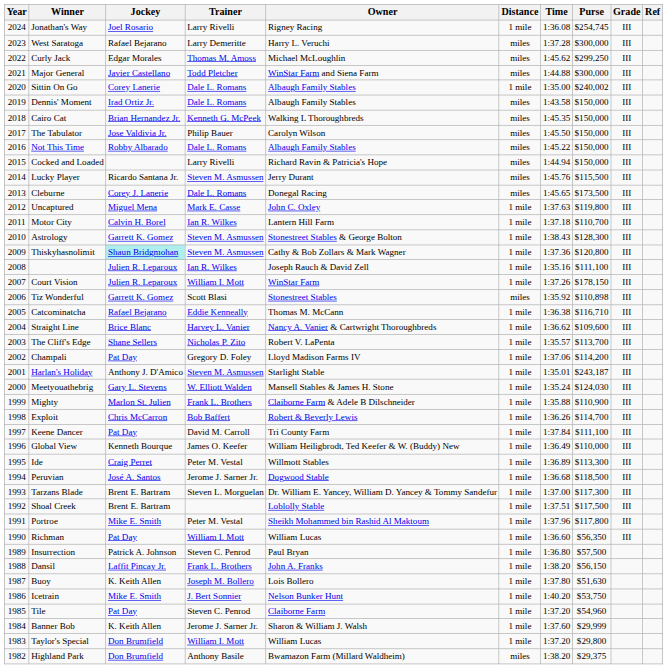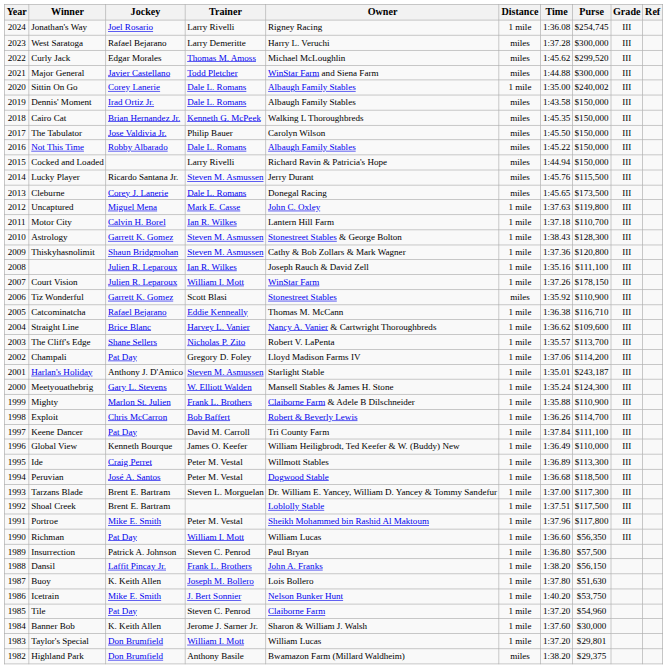(592, 57) $299,250 -> (592, 57) $299,520
(143, 252) paleturquoise background -> (143, 252) no background
(592, 297) $110,898 -> (592, 297) $110,900
(592, 387) $124,030 -> (592, 387) $124,300
(223, 476) Jerome J. Sarner Jr. -> (215, 476) Peter M. Vestal
(592, 626) $29,999 -> (592, 626) $30,000
(592, 641) $29,800 -> (592, 641) $29,801
